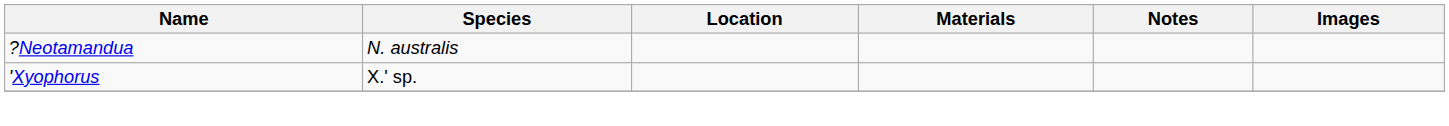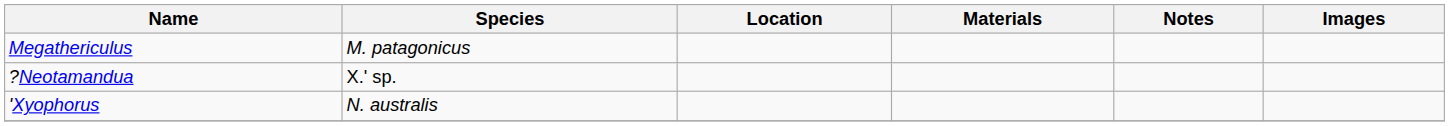+ row: (71, 47)
(413, 47) N. australis -> (372, 76) X.' sp.
(392, 76) X.' sp. -> (392, 105) N. australis
